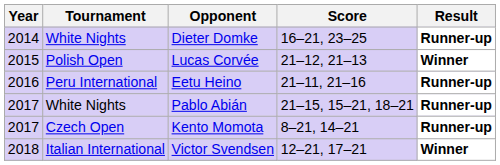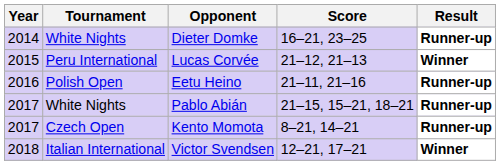(84, 61) Polish Open -> (101, 61) Peru International
(101, 83) Peru International -> (84, 83) Polish Open
